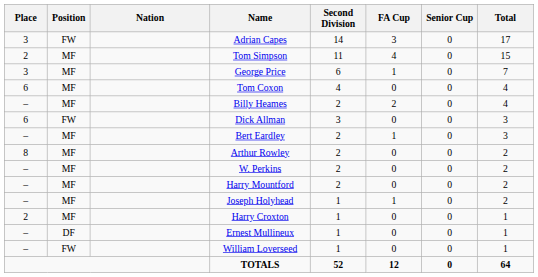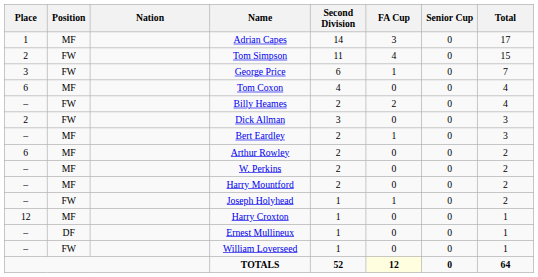(26, 40) 3 -> (26, 40) 1
(69, 40) FW -> (69, 40) MF
(69, 56) MF -> (69, 56) FW
(69, 72) MF -> (69, 72) FW
(69, 104) MF -> (69, 104) FW
(26, 120) 6 -> (26, 120) 2
(26, 152) 8 -> (26, 152) 6
(69, 200) MF -> (69, 200) FW
(26, 216) 2 -> (26, 216) 12
(394, 264) no background -> (394, 264) lightyellow background
